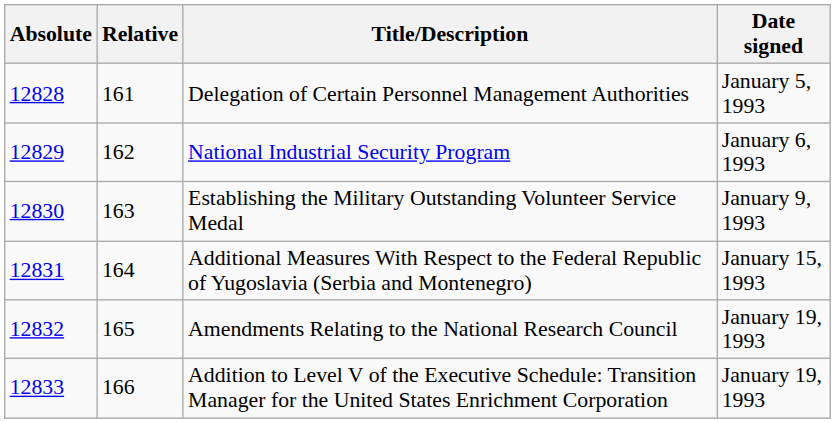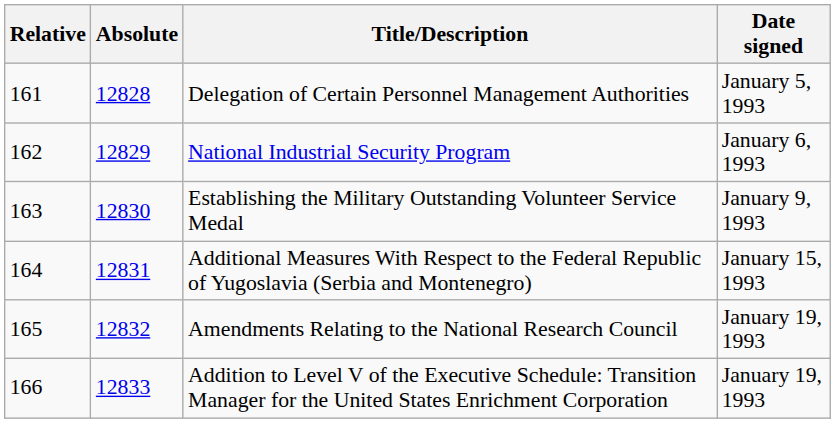columns swapped: (140, 33) <-> (51, 33)
